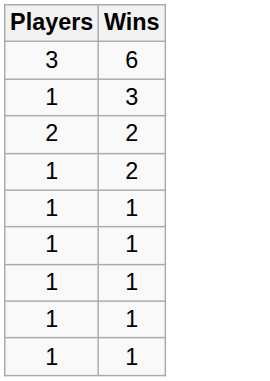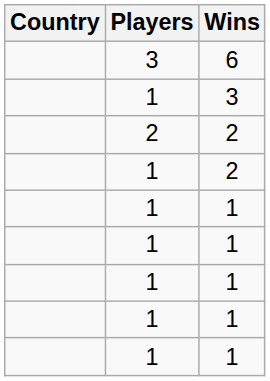+ column: (55, 23)
